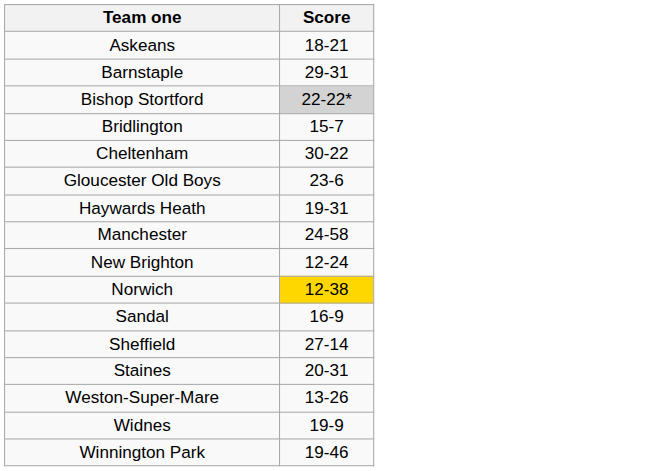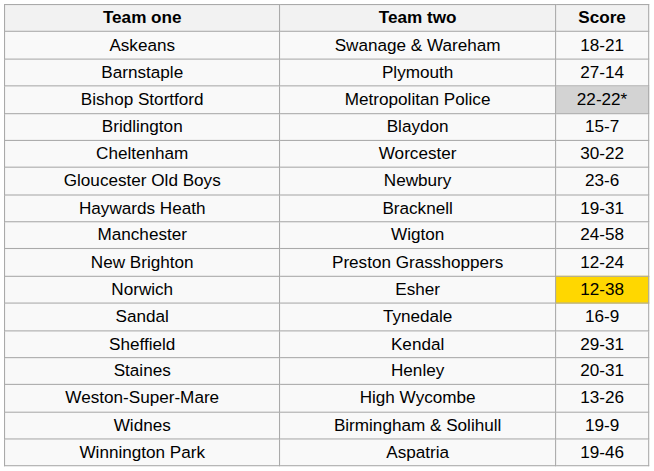+ column: (418, 18)
(327, 72) 29-31 -> (602, 72) 27-14
(327, 343) 27-14 -> (602, 343) 29-31
